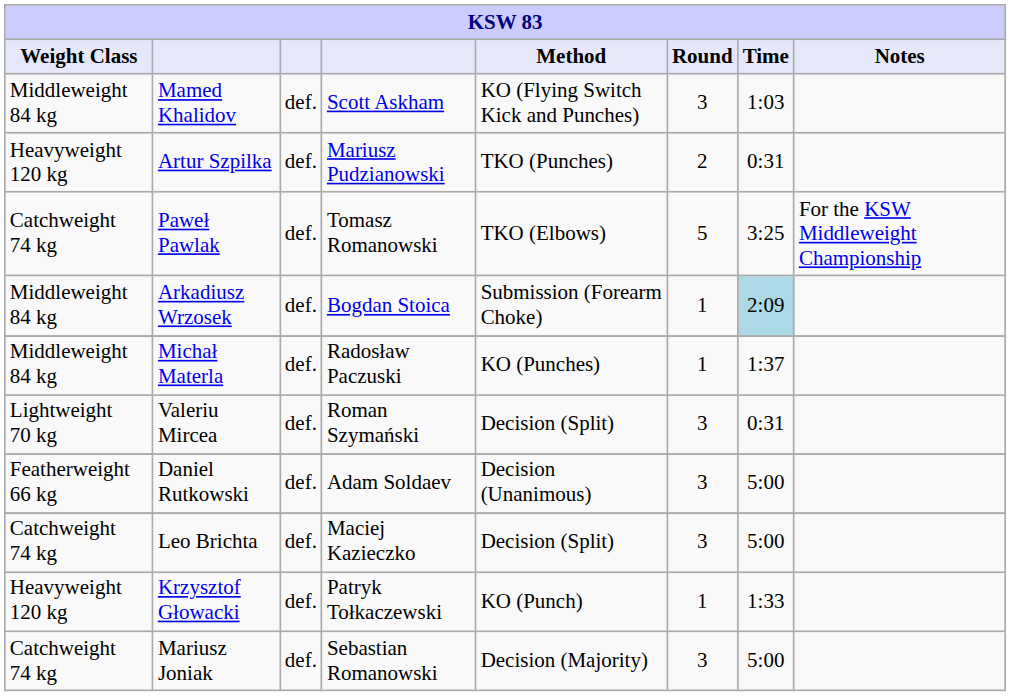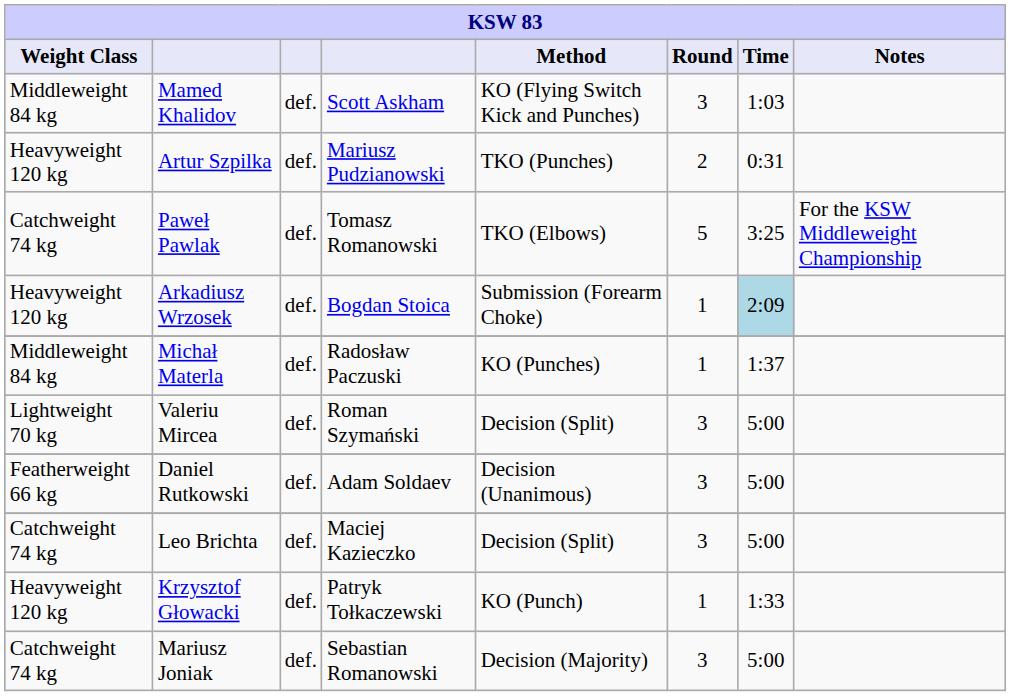(69, 305) Middleweight 84 kg -> (66, 305) Heavyweight 120 kg
(766, 423) 0:31 -> (766, 423) 5:00
